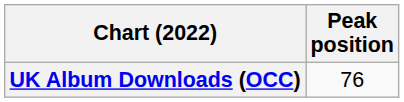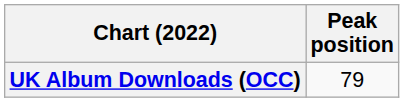(352, 79) 76 -> (352, 79) 79
